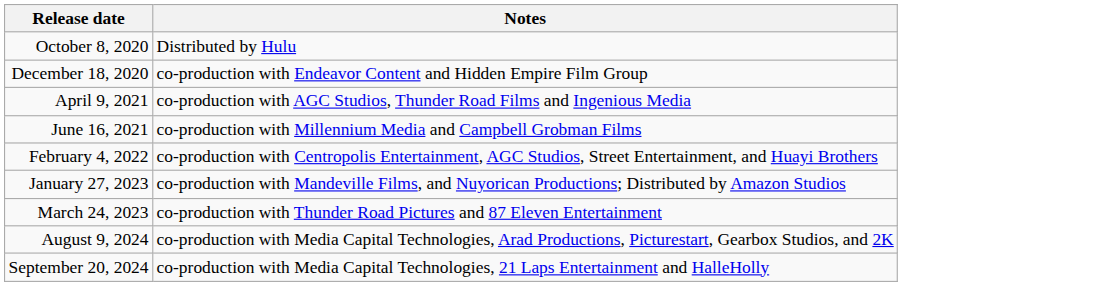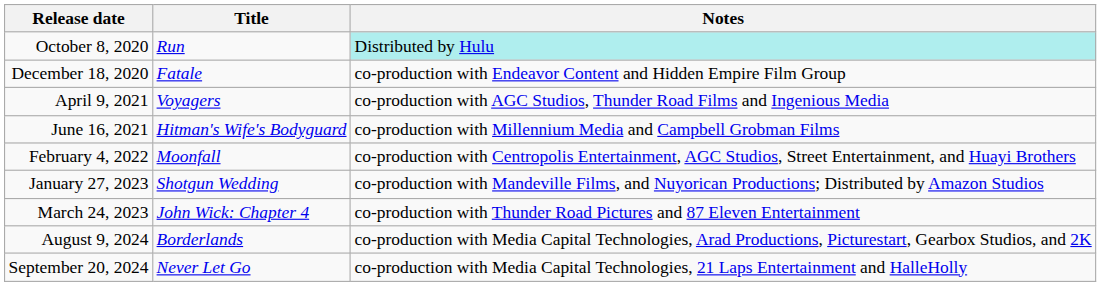+ column: (252, 18)
(226, 45) no background -> (424, 45) paleturquoise background
